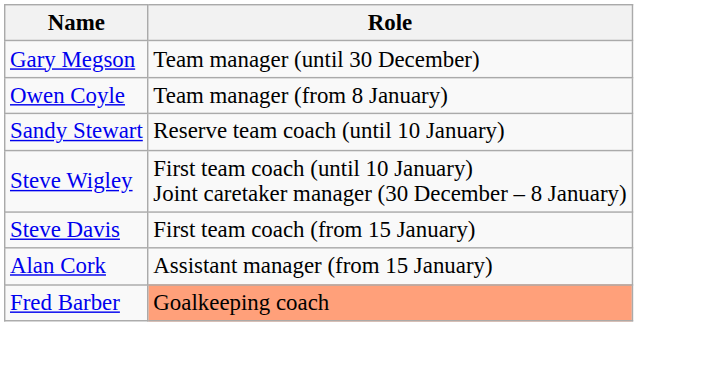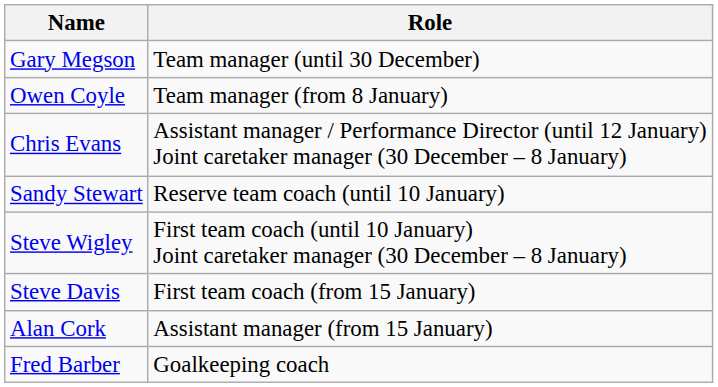+ row: (66, 144)
(241, 302) lightsalmon background -> (241, 364) no background
